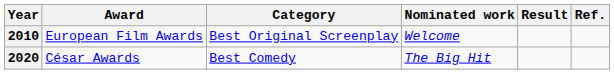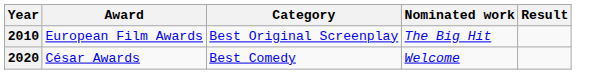- column: (590, 15)
(432, 37) Welcome -> (448, 37) The Big Hit
(448, 58) The Big Hit -> (432, 58) Welcome
